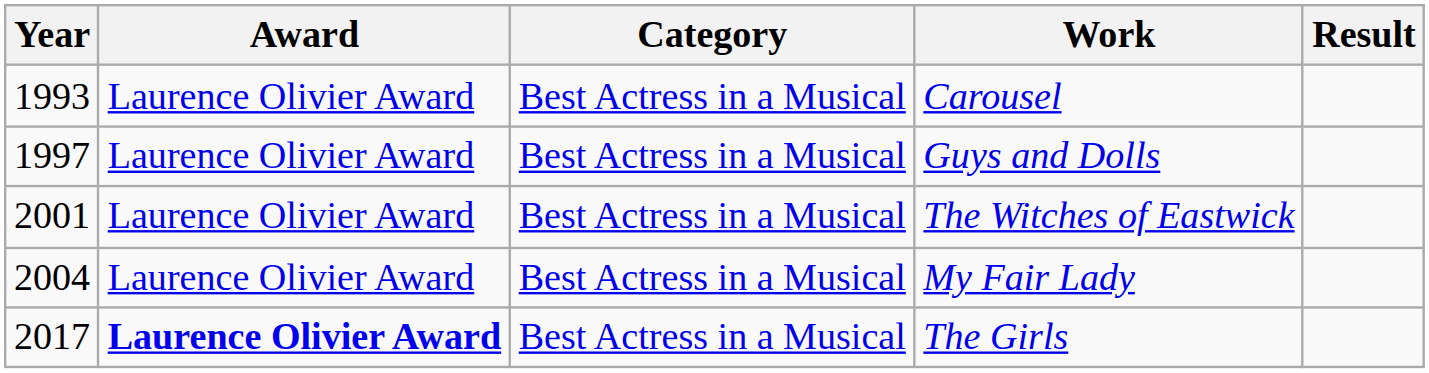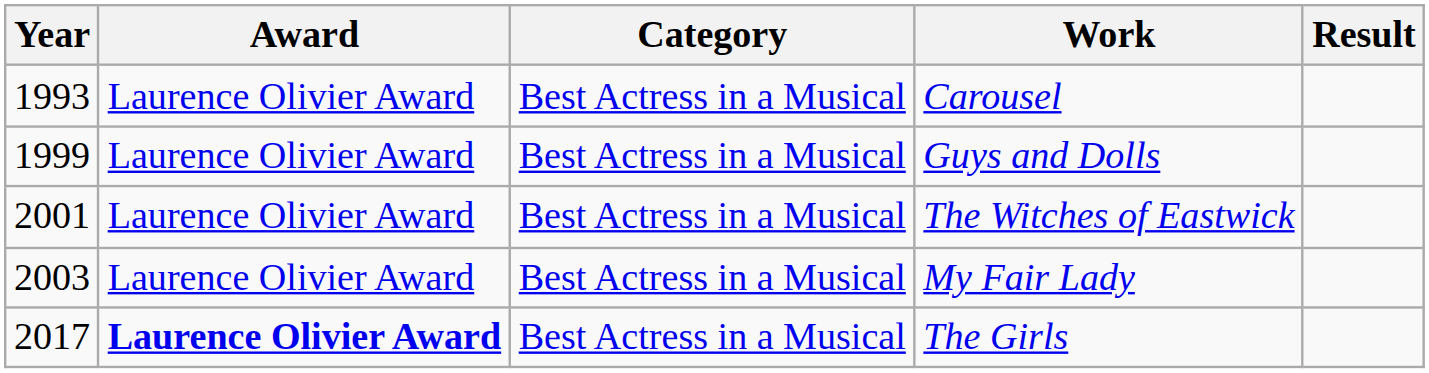(52, 155) 1997 -> (52, 155) 1999
(52, 276) 2004 -> (52, 276) 2003
